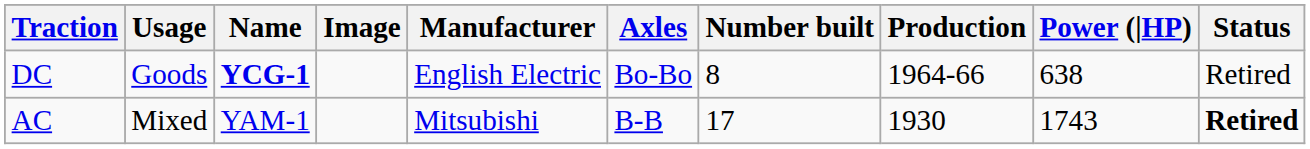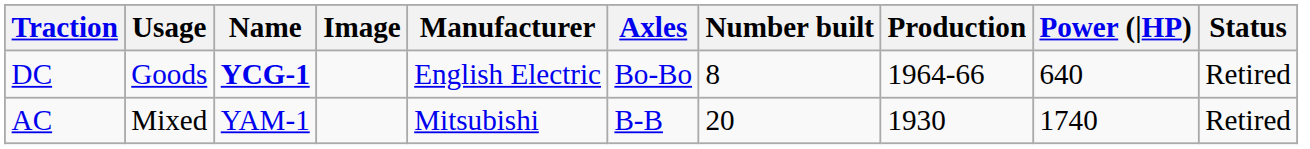(1061, 73) 638 -> (1061, 73) 640
(720, 119) 17 -> (720, 119) 20
(1069, 119) 1743 -> (1069, 119) 1740
(1252, 119) bold -> (1248, 119) normal
